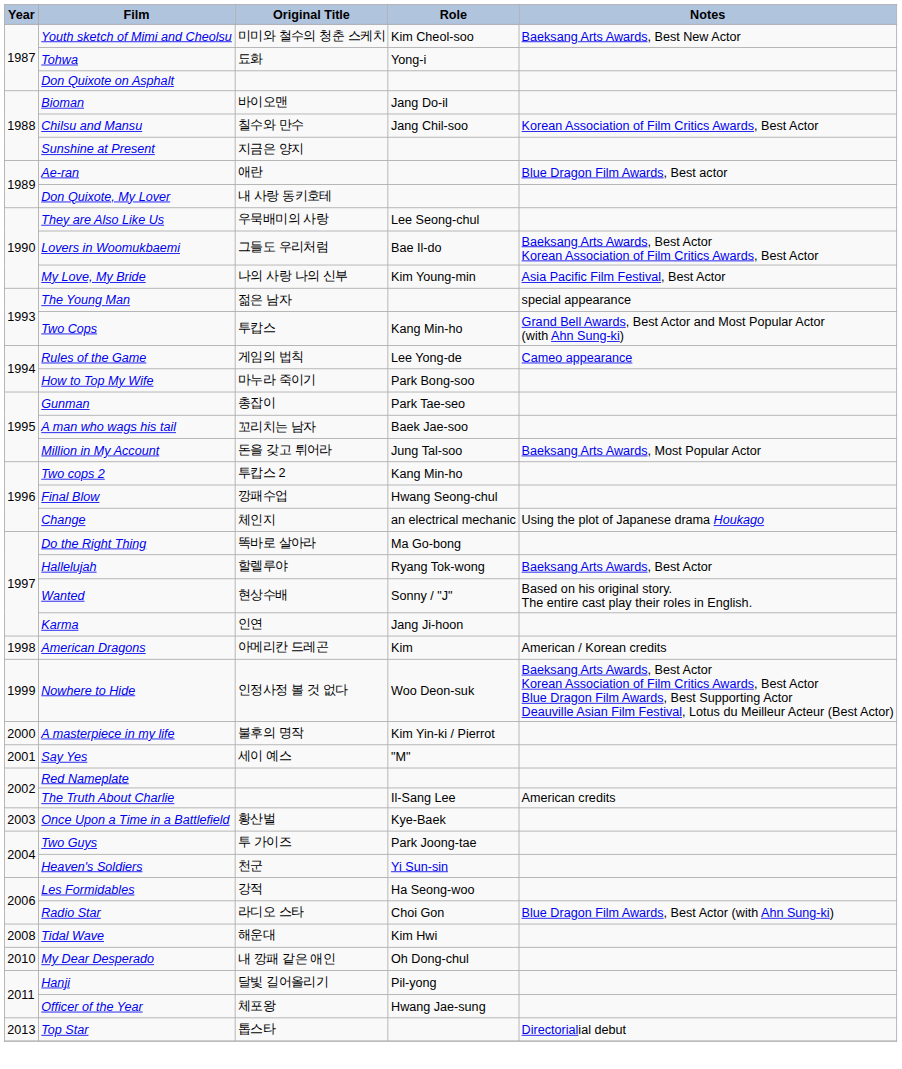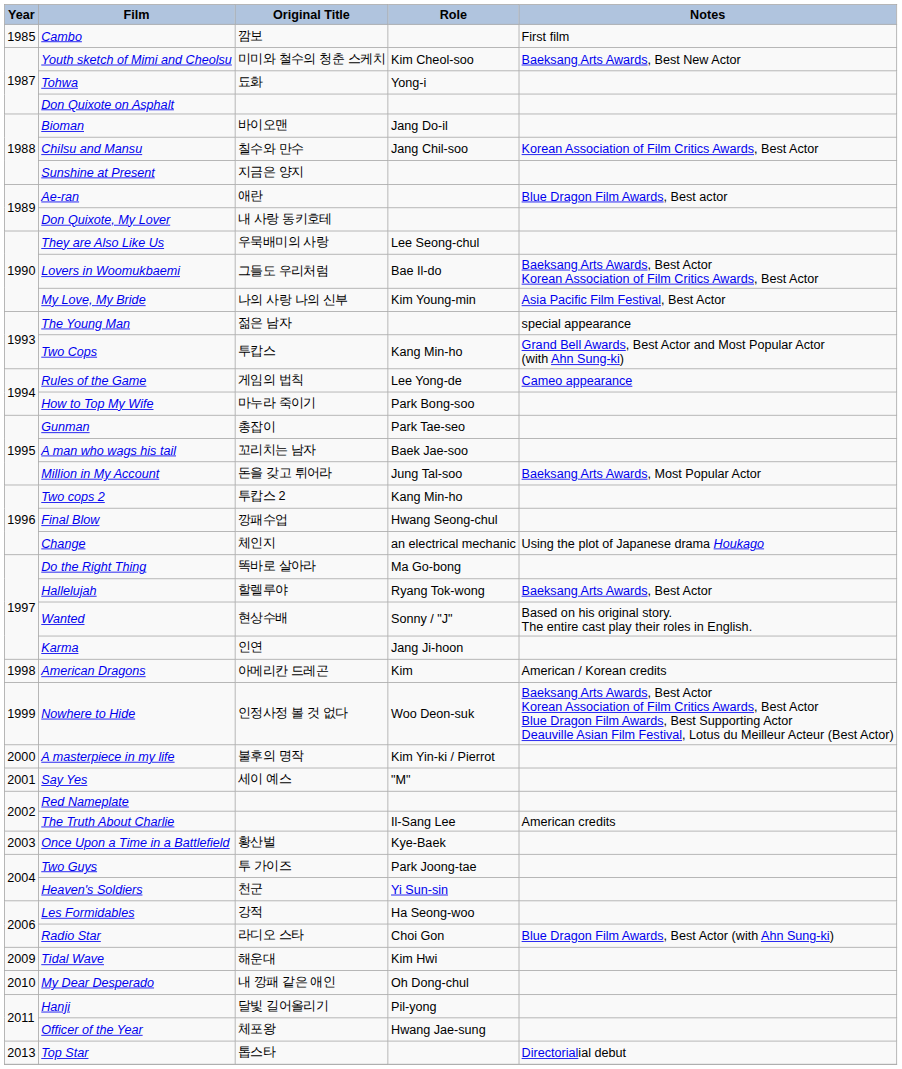+ row: (62, 36)
(21, 936) 2008 -> (21, 959) 2009
